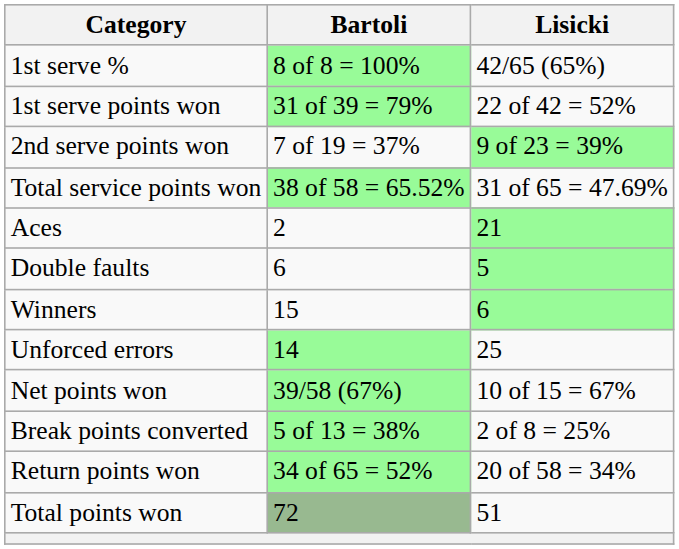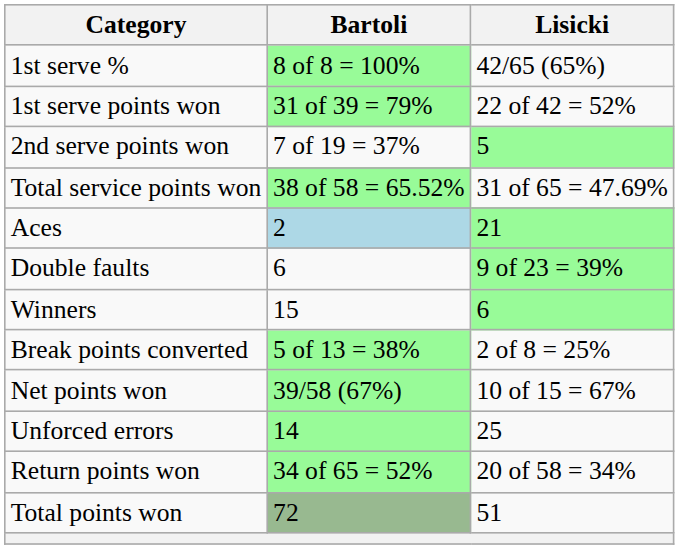(550, 146) 9 of 23 = 39% -> (483, 146) 5
(280, 227) no background -> (280, 227) lightblue background
(483, 268) 5 -> (550, 268) 9 of 23 = 39%
rows swapped: (92, 349) <-> (129, 430)
